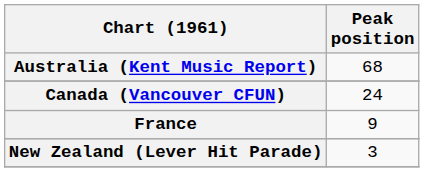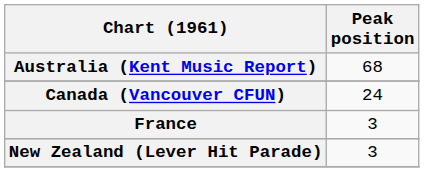(373, 124) 9 -> (373, 124) 3
